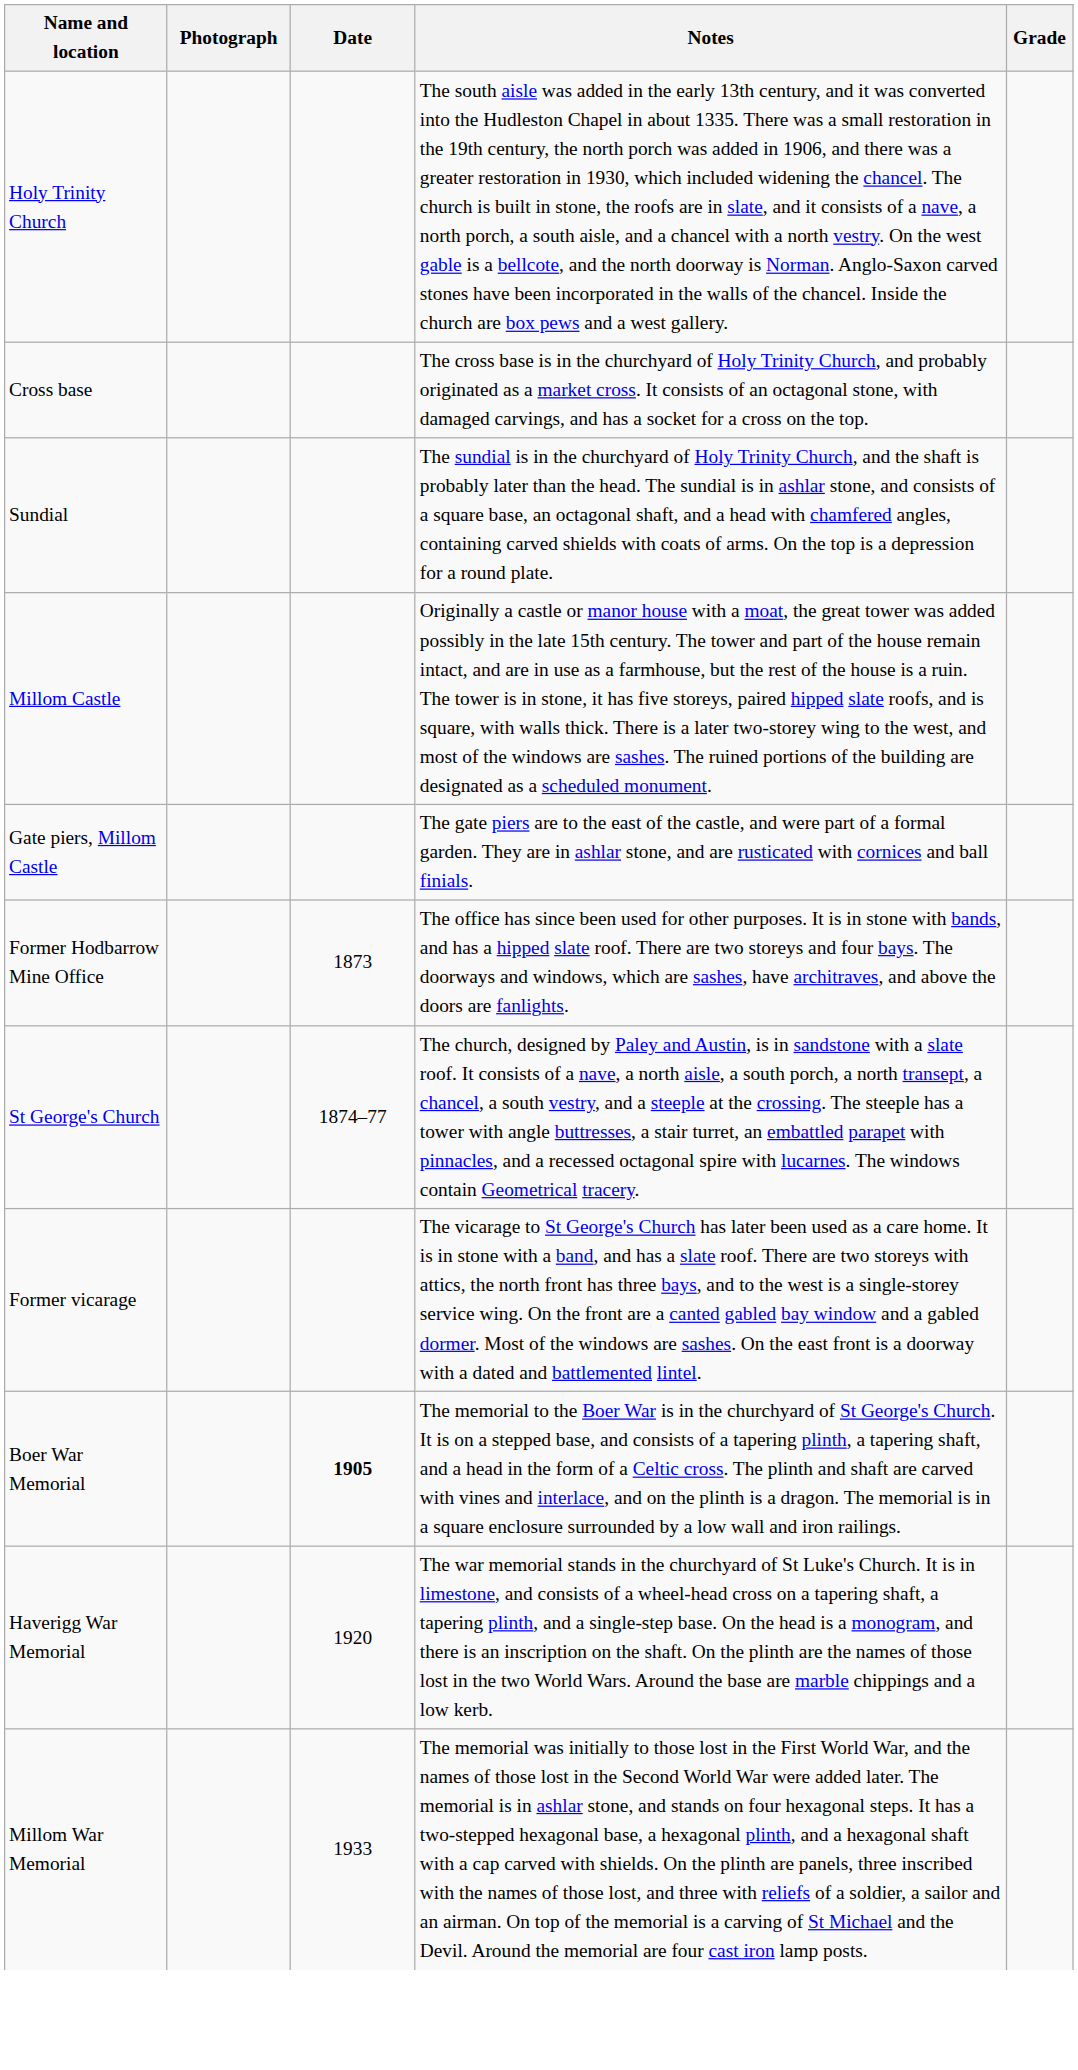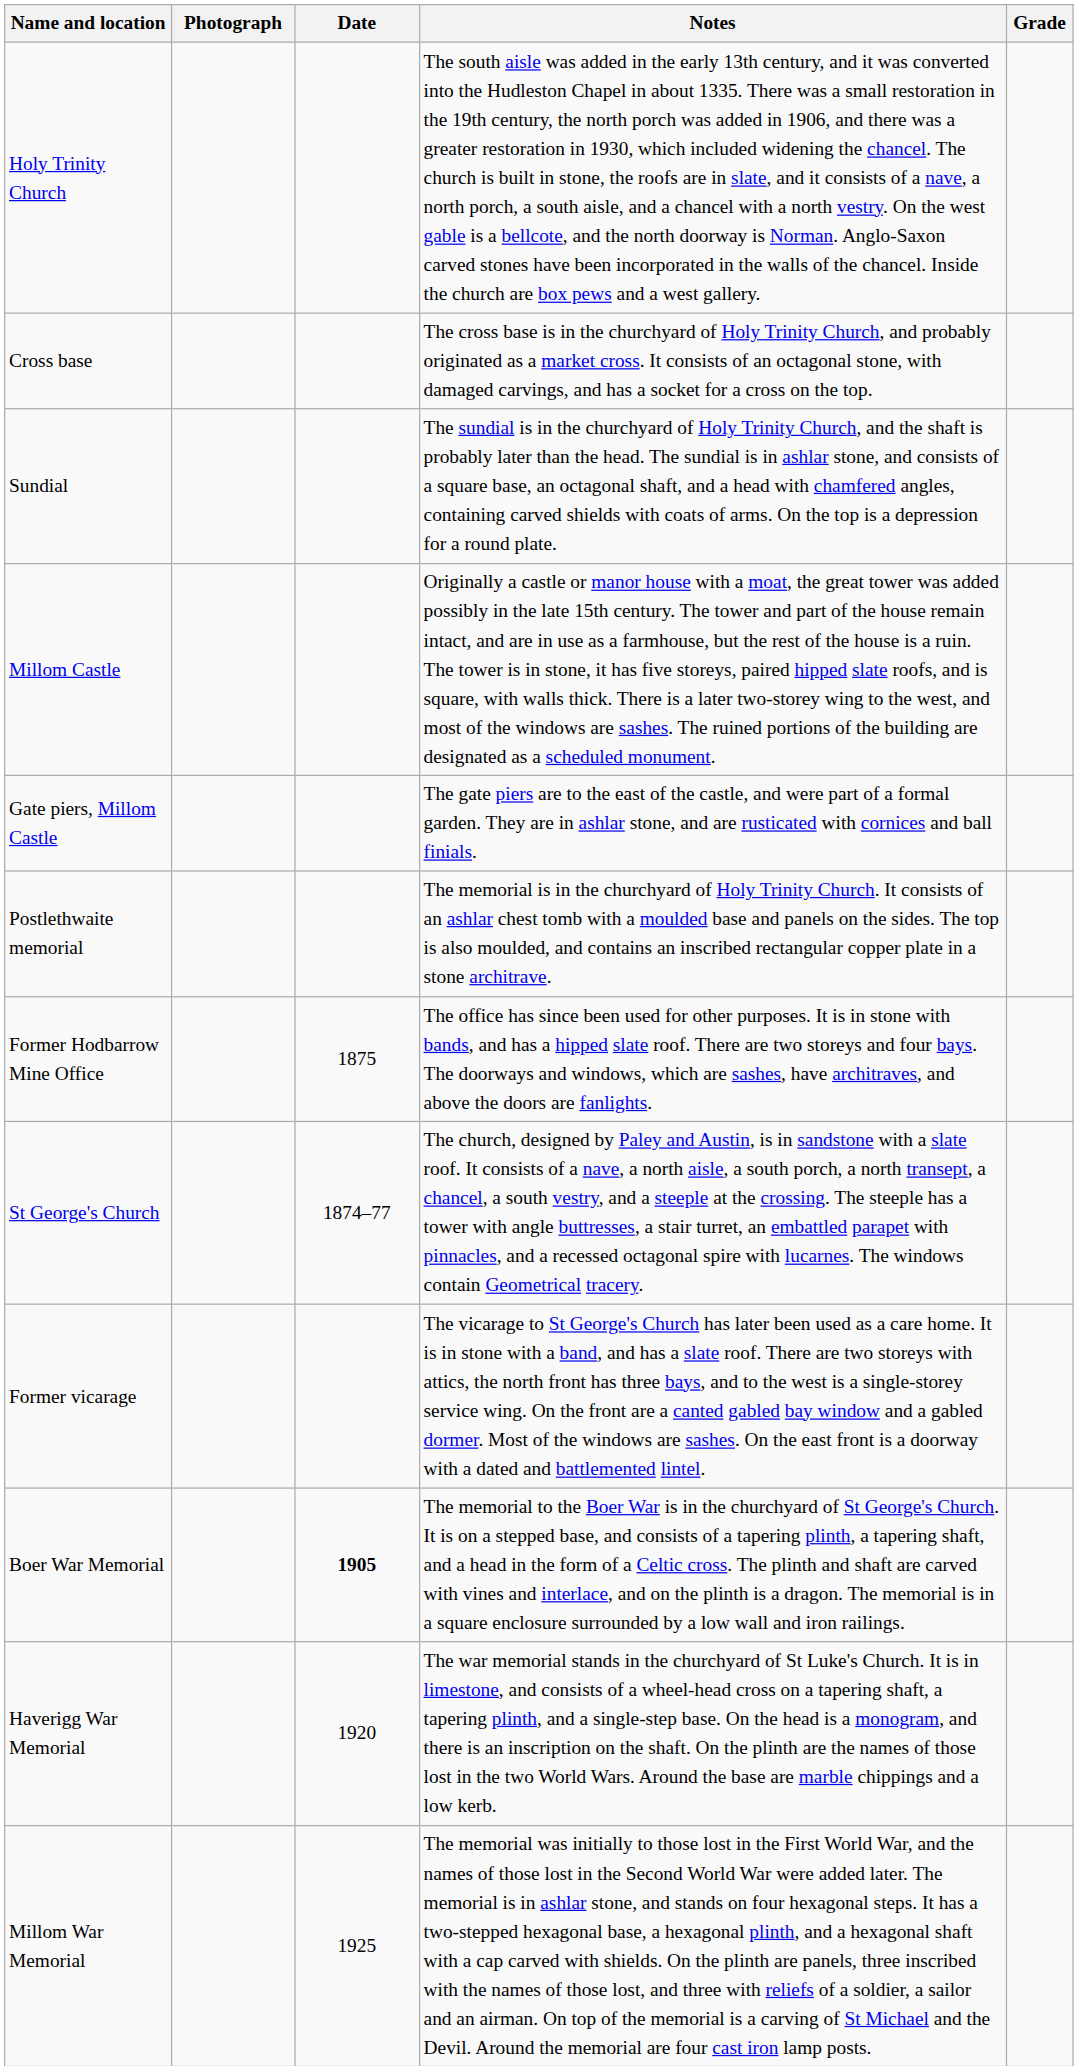+ row: (61, 933)
(353, 962) 1873 -> (357, 1058) 1875
(353, 1849) 1933 -> (357, 1945) 1925
